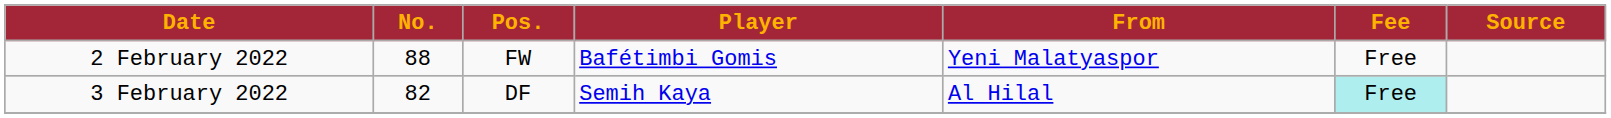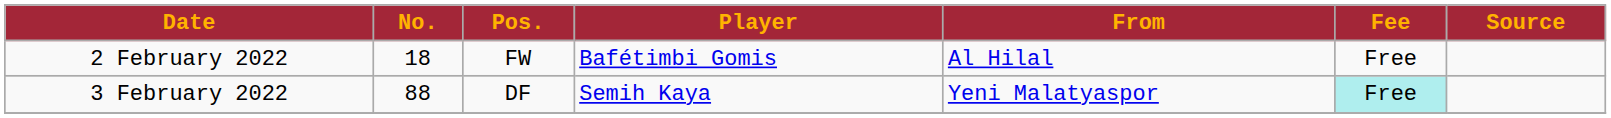(418, 59) 88 -> (418, 59) 18
(1053, 59) Yeni Malatyaspor -> (1001, 59) Al Hilal
(418, 94) 82 -> (418, 94) 88
(1001, 94) Al Hilal -> (1053, 94) Yeni Malatyaspor
